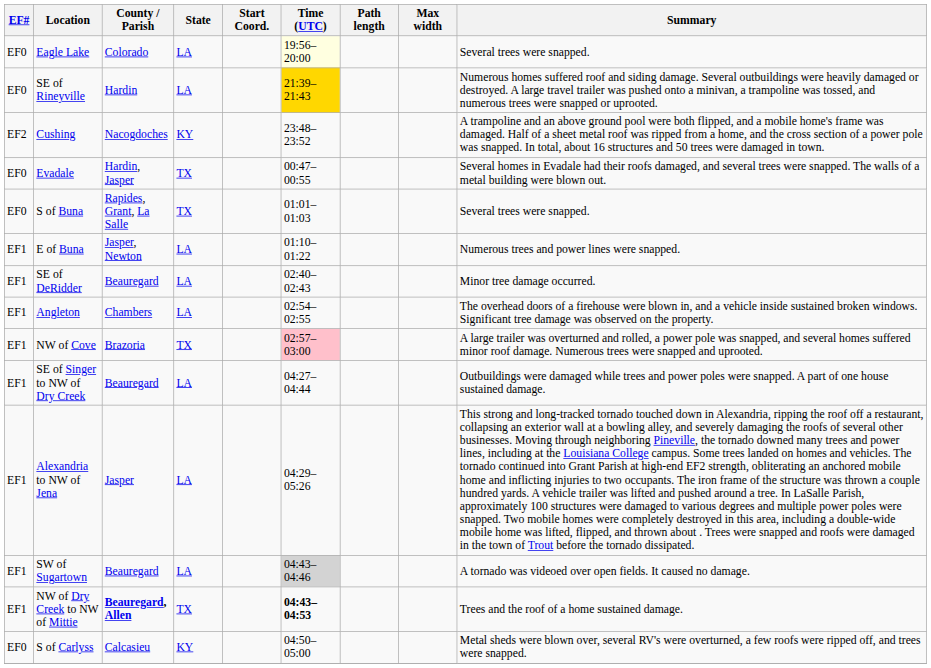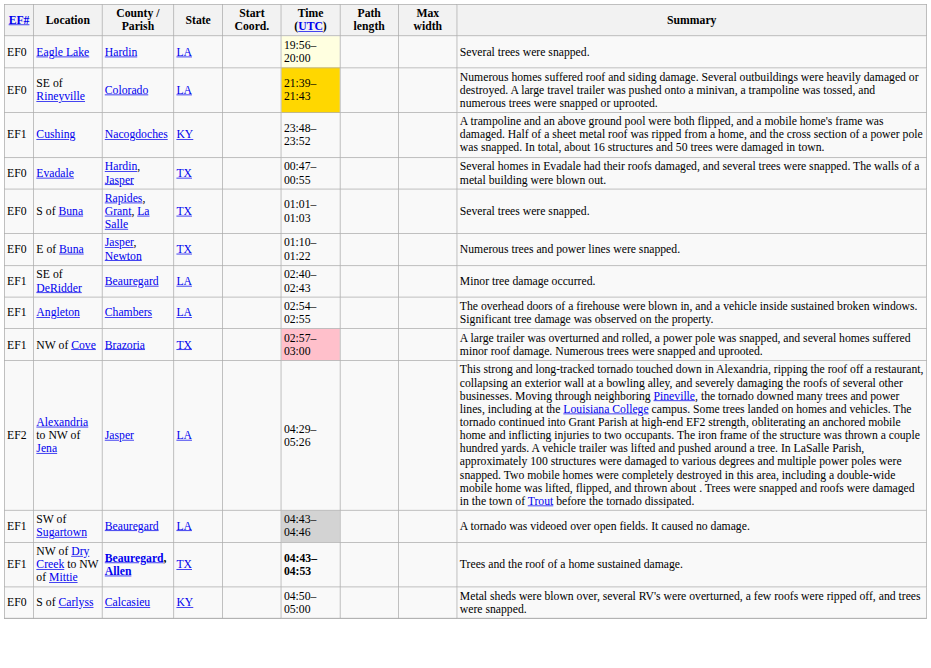(127, 51) Colorado -> (121, 51) Hardin
(121, 90) Hardin -> (127, 90) Colorado
(17, 135) EF2 -> (17, 135) EF1
(17, 249) EF1 -> (17, 249) EF0
(184, 249) LA -> (184, 249) TX
- row: (66, 382)
(17, 480) EF1 -> (17, 435) EF2
